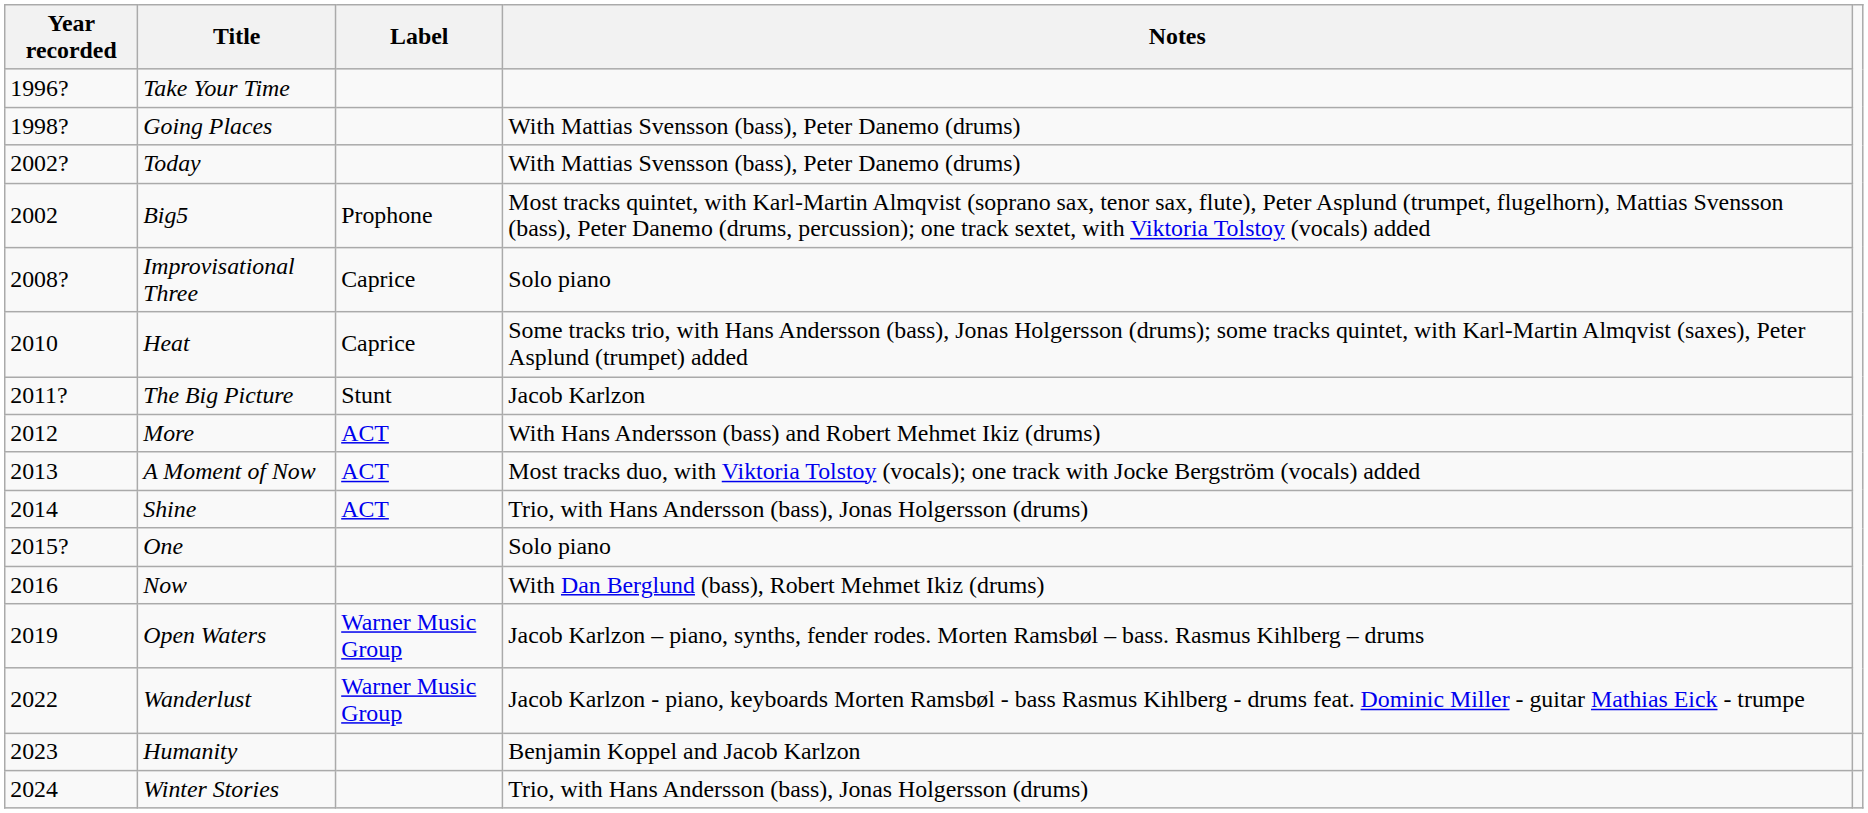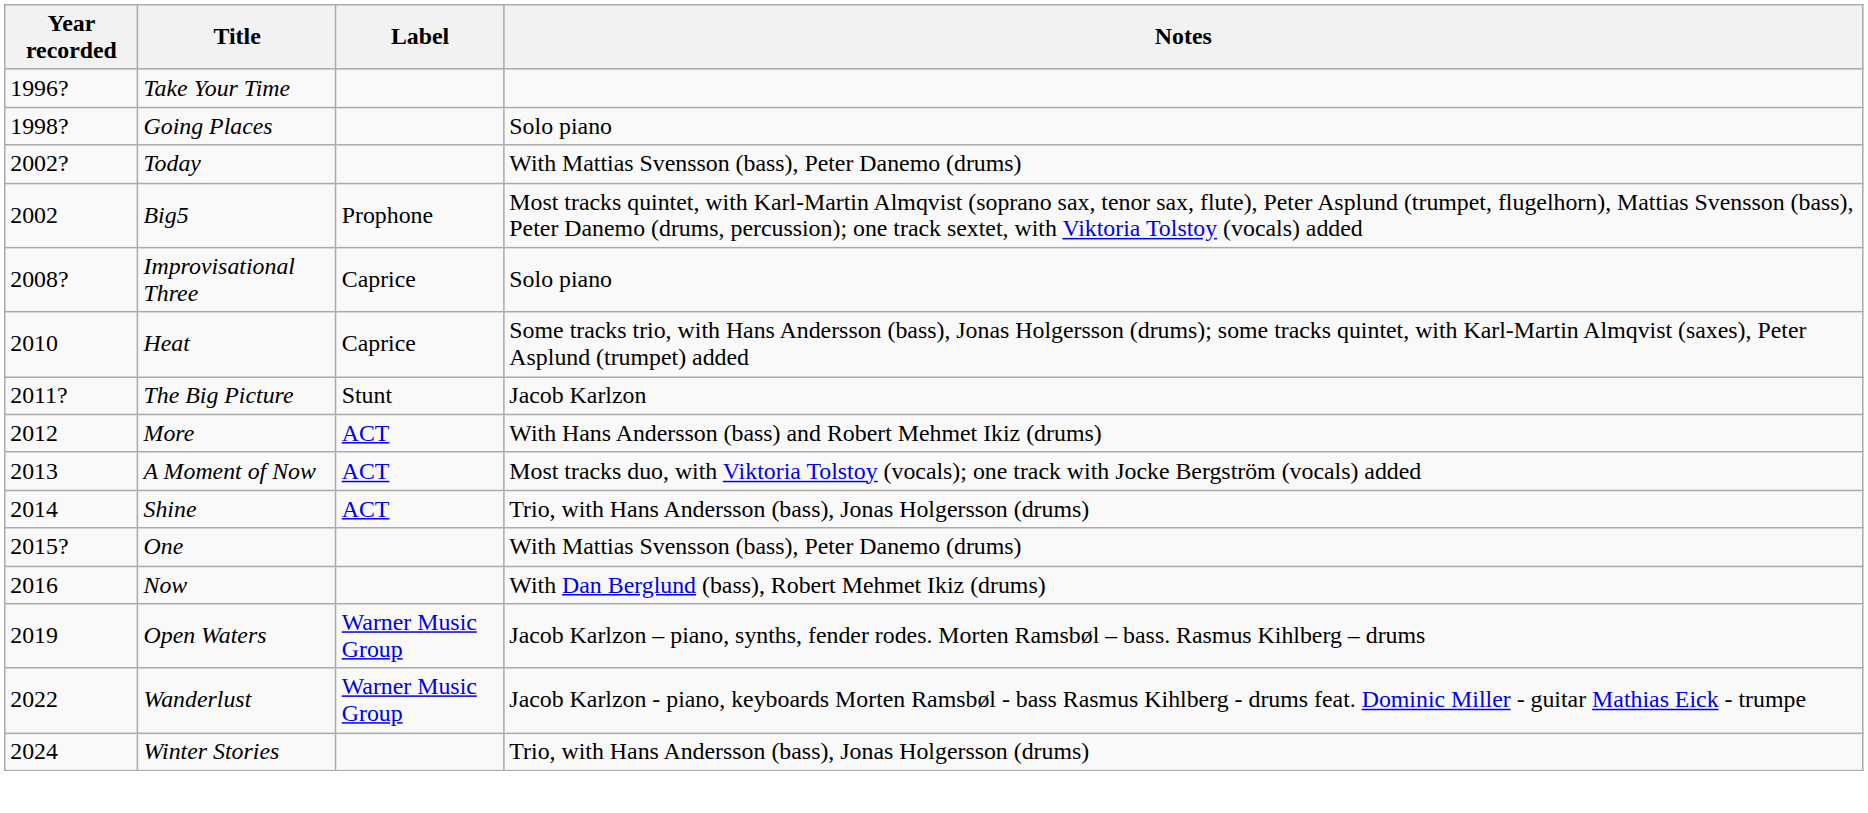(764, 125) With Mattias Svensson (bass), Peter Danemo (drums) -> (561, 125) Solo piano
(560, 546) Solo piano -> (765, 546) With Mattias Svensson (bass), Peter Danemo (drums)
- row: (190, 751)
